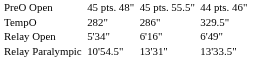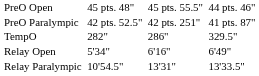+ row: (41, 22)
